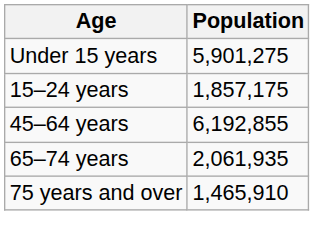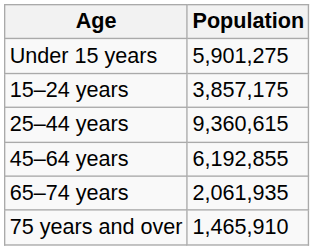(241, 90) 1,857,175 -> (241, 90) 3,857,175
+ row: (69, 124)
